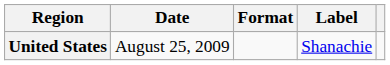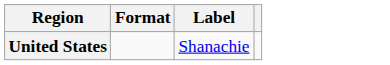- column: (172, 18)
